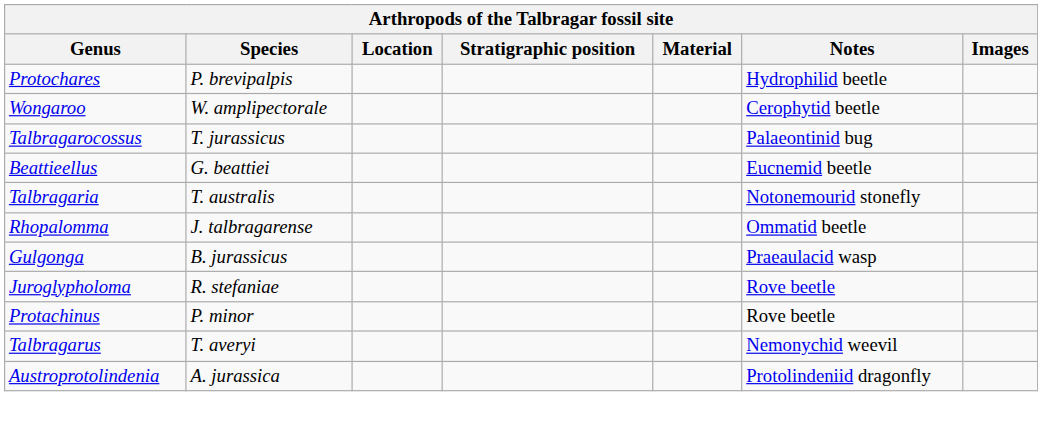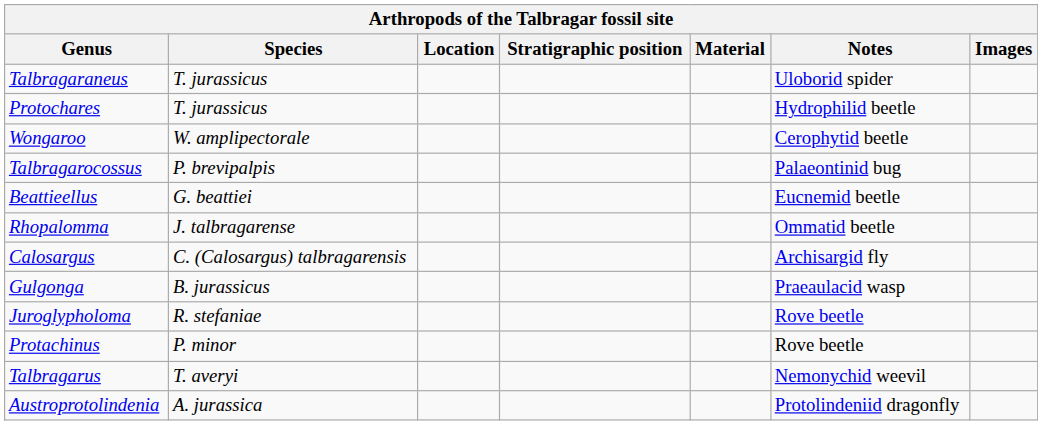+ row: (68, 78)
(241, 78) P. brevipalpis -> (220, 108) T. jurassicus
(238, 138) T. jurassicus -> (224, 167) P. brevipalpis
- row: (54, 197)
+ row: (52, 256)
